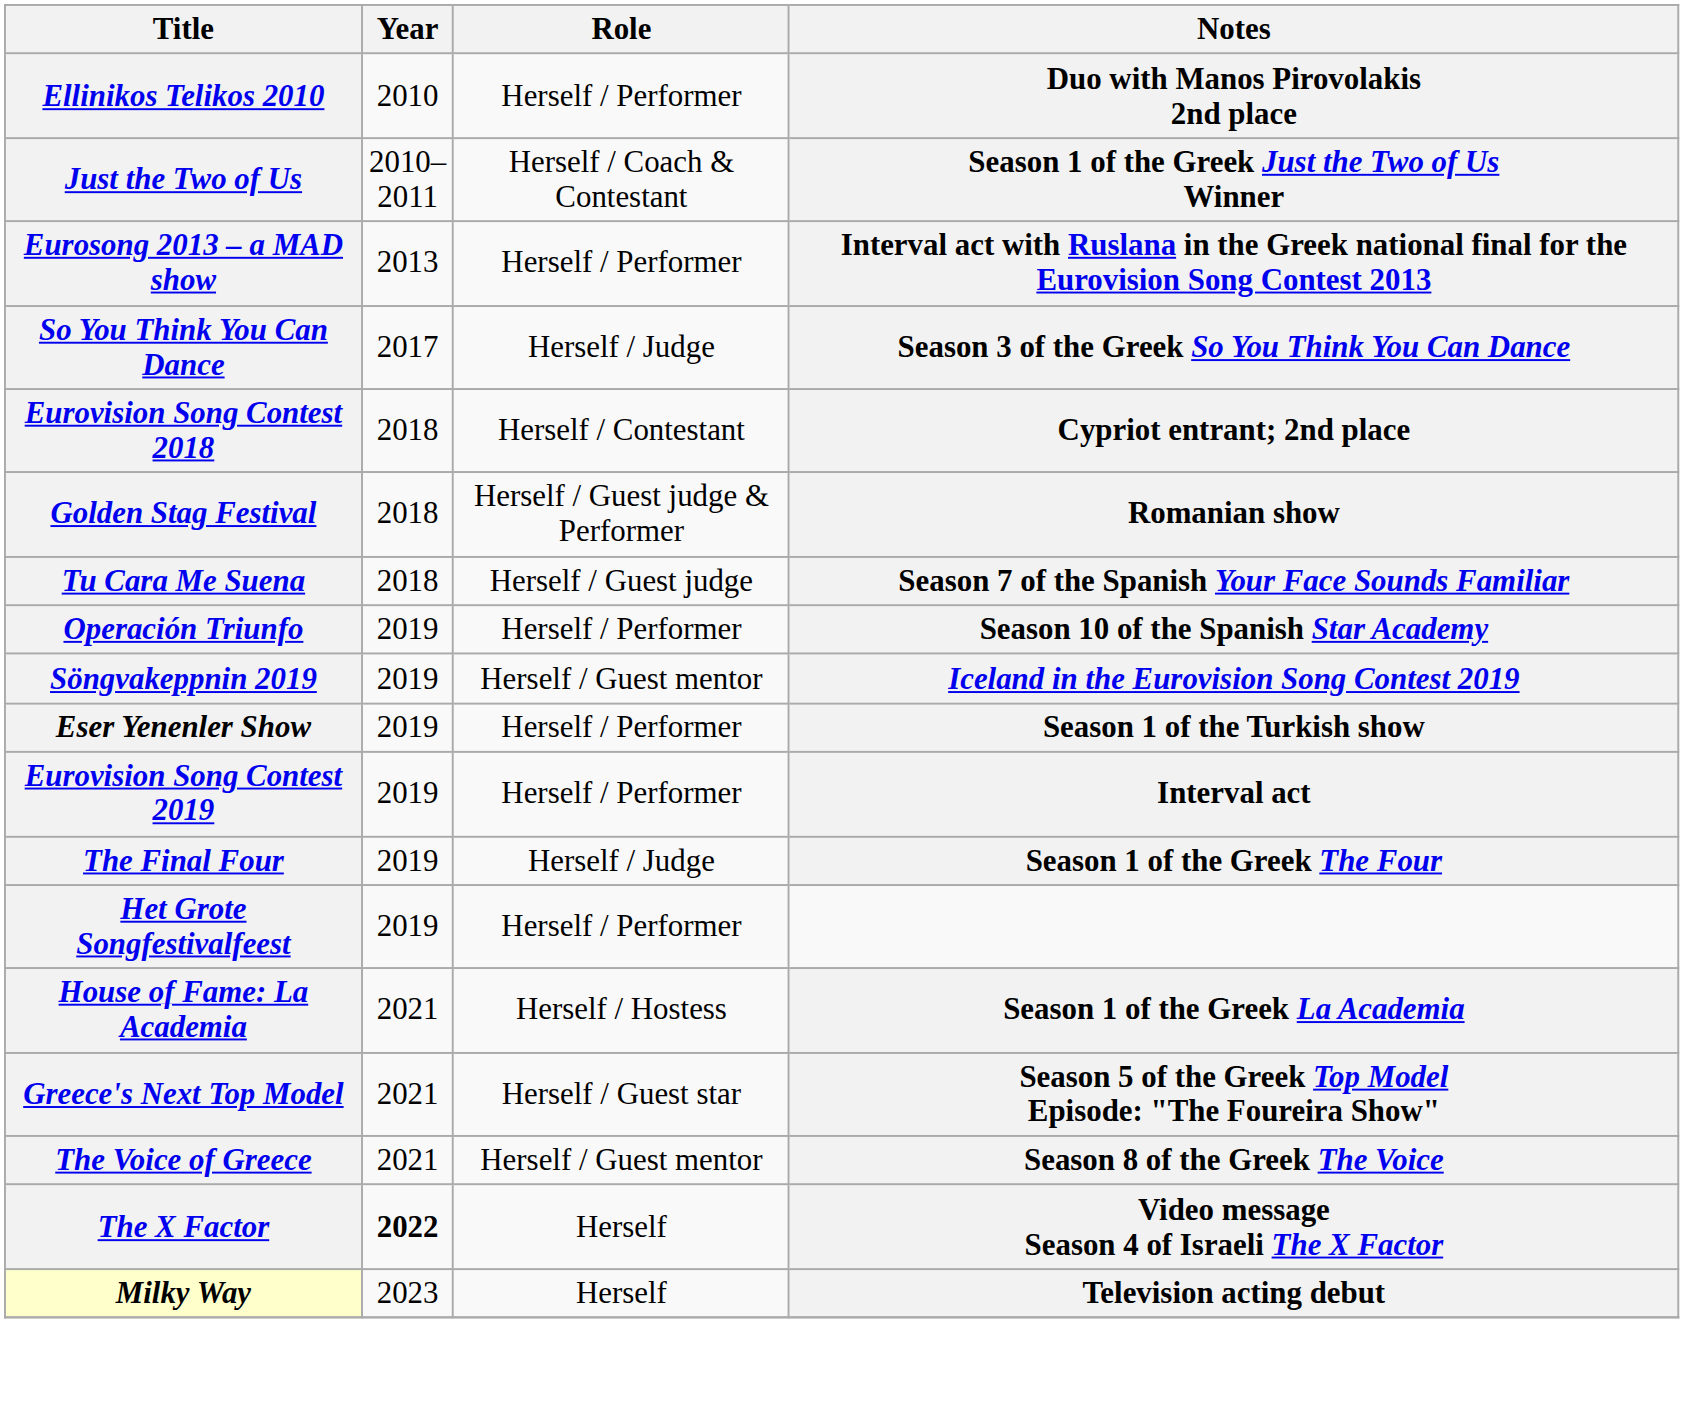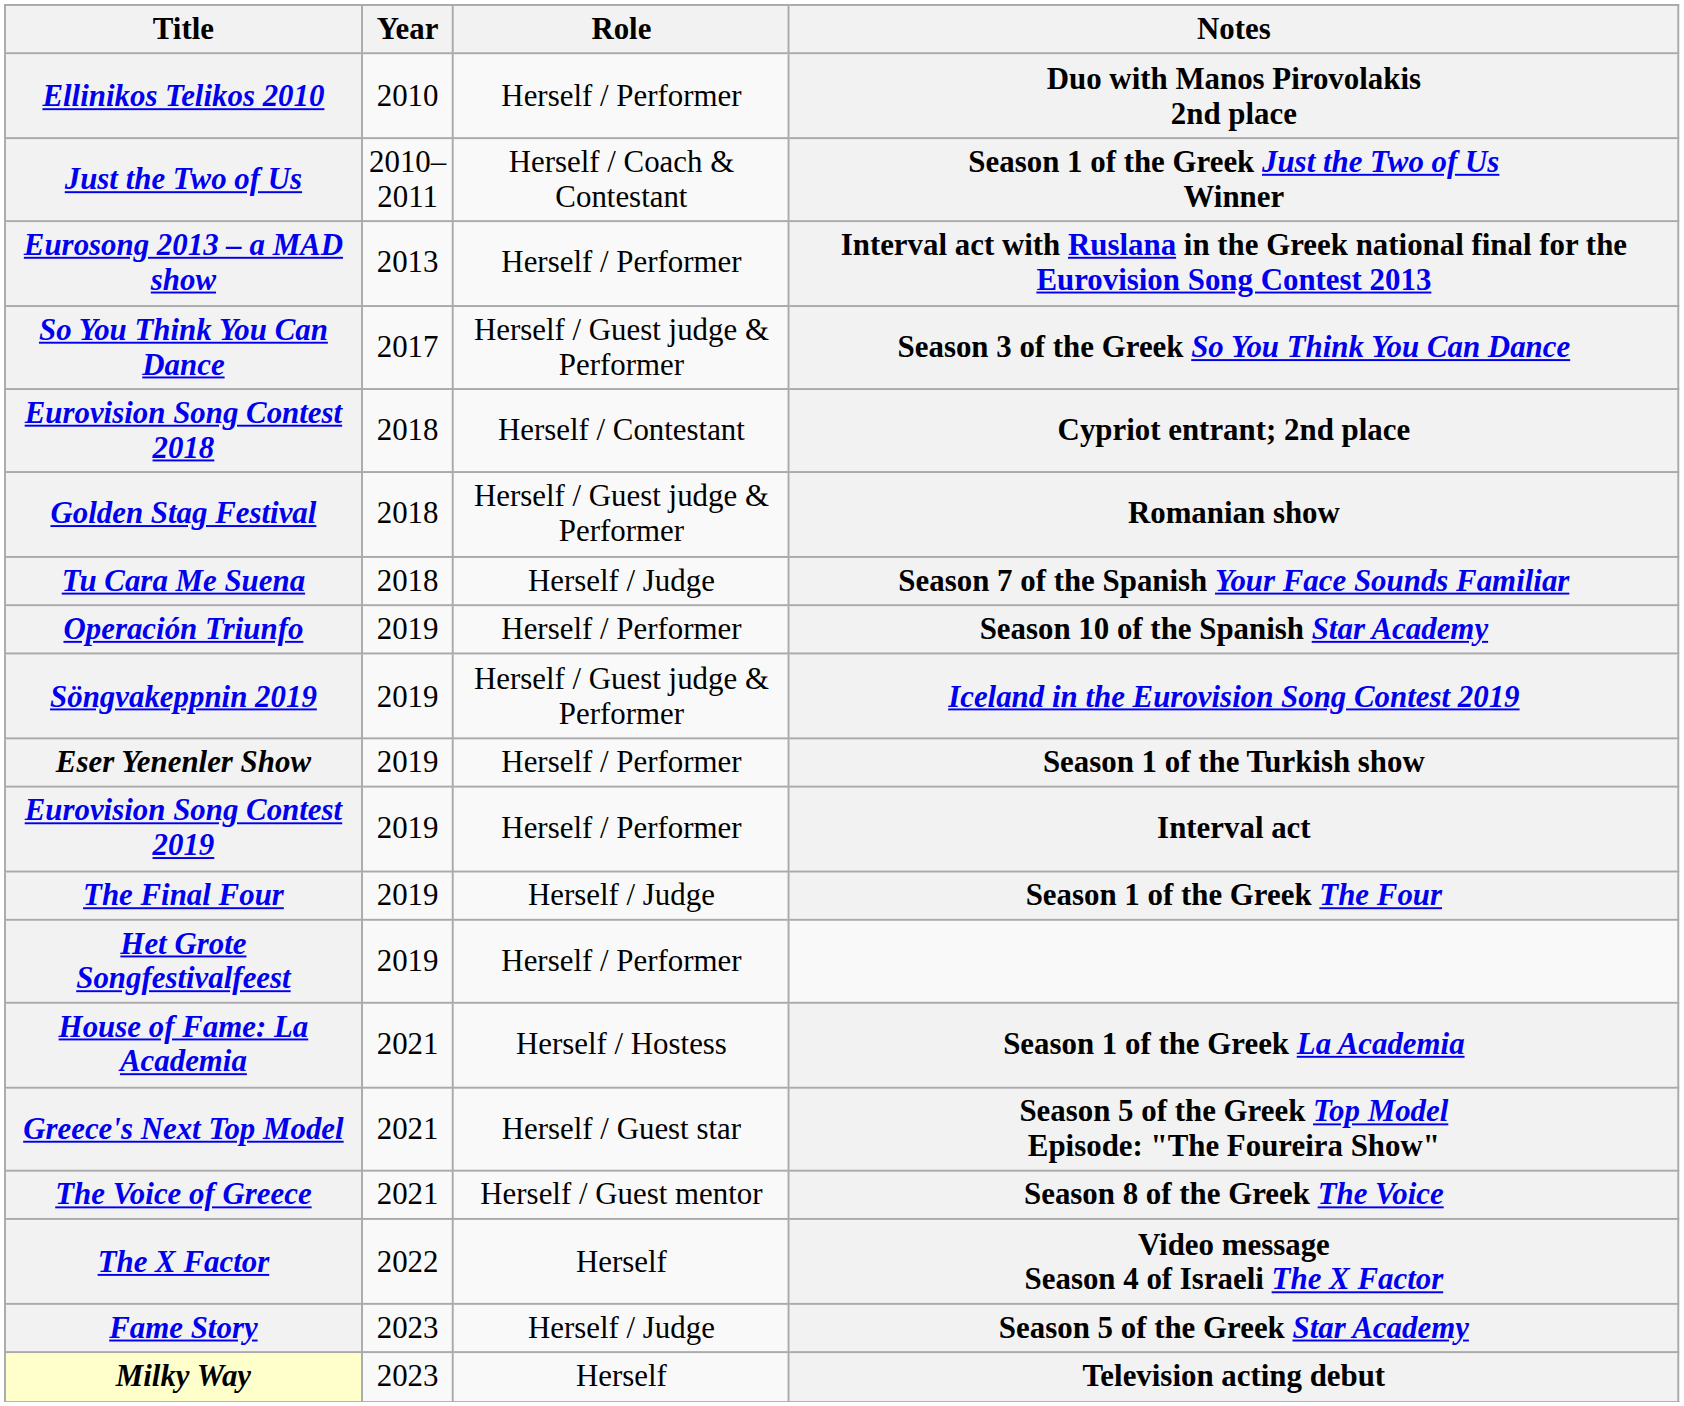(621, 346) Herself / Judge -> (621, 346) Herself / Guest judge & Performer
(621, 580) Herself / Guest judge -> (621, 580) Herself / Judge
(621, 678) Herself / Guest mentor -> (621, 695) Herself / Guest judge & Performer
(408, 1226) bold -> (408, 1261) normal
+ row: (183, 1327)
